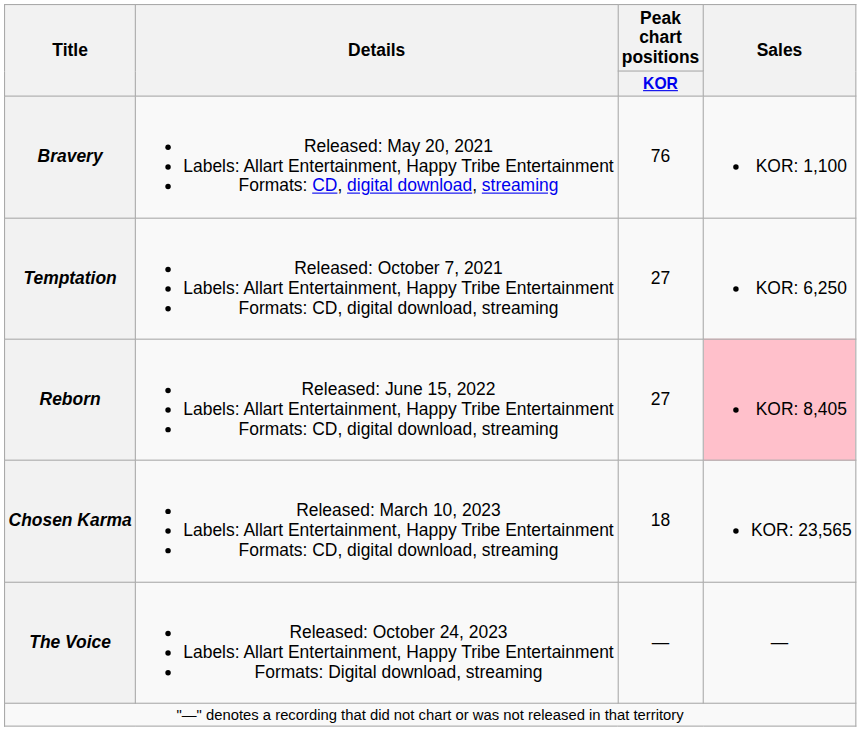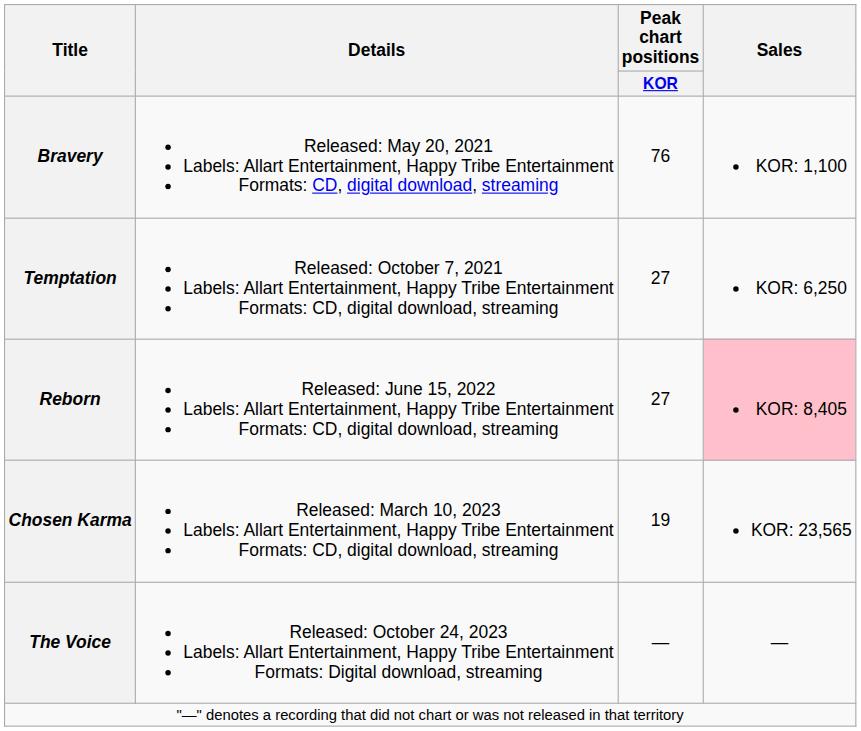(660, 521) 18 -> (660, 521) 19
